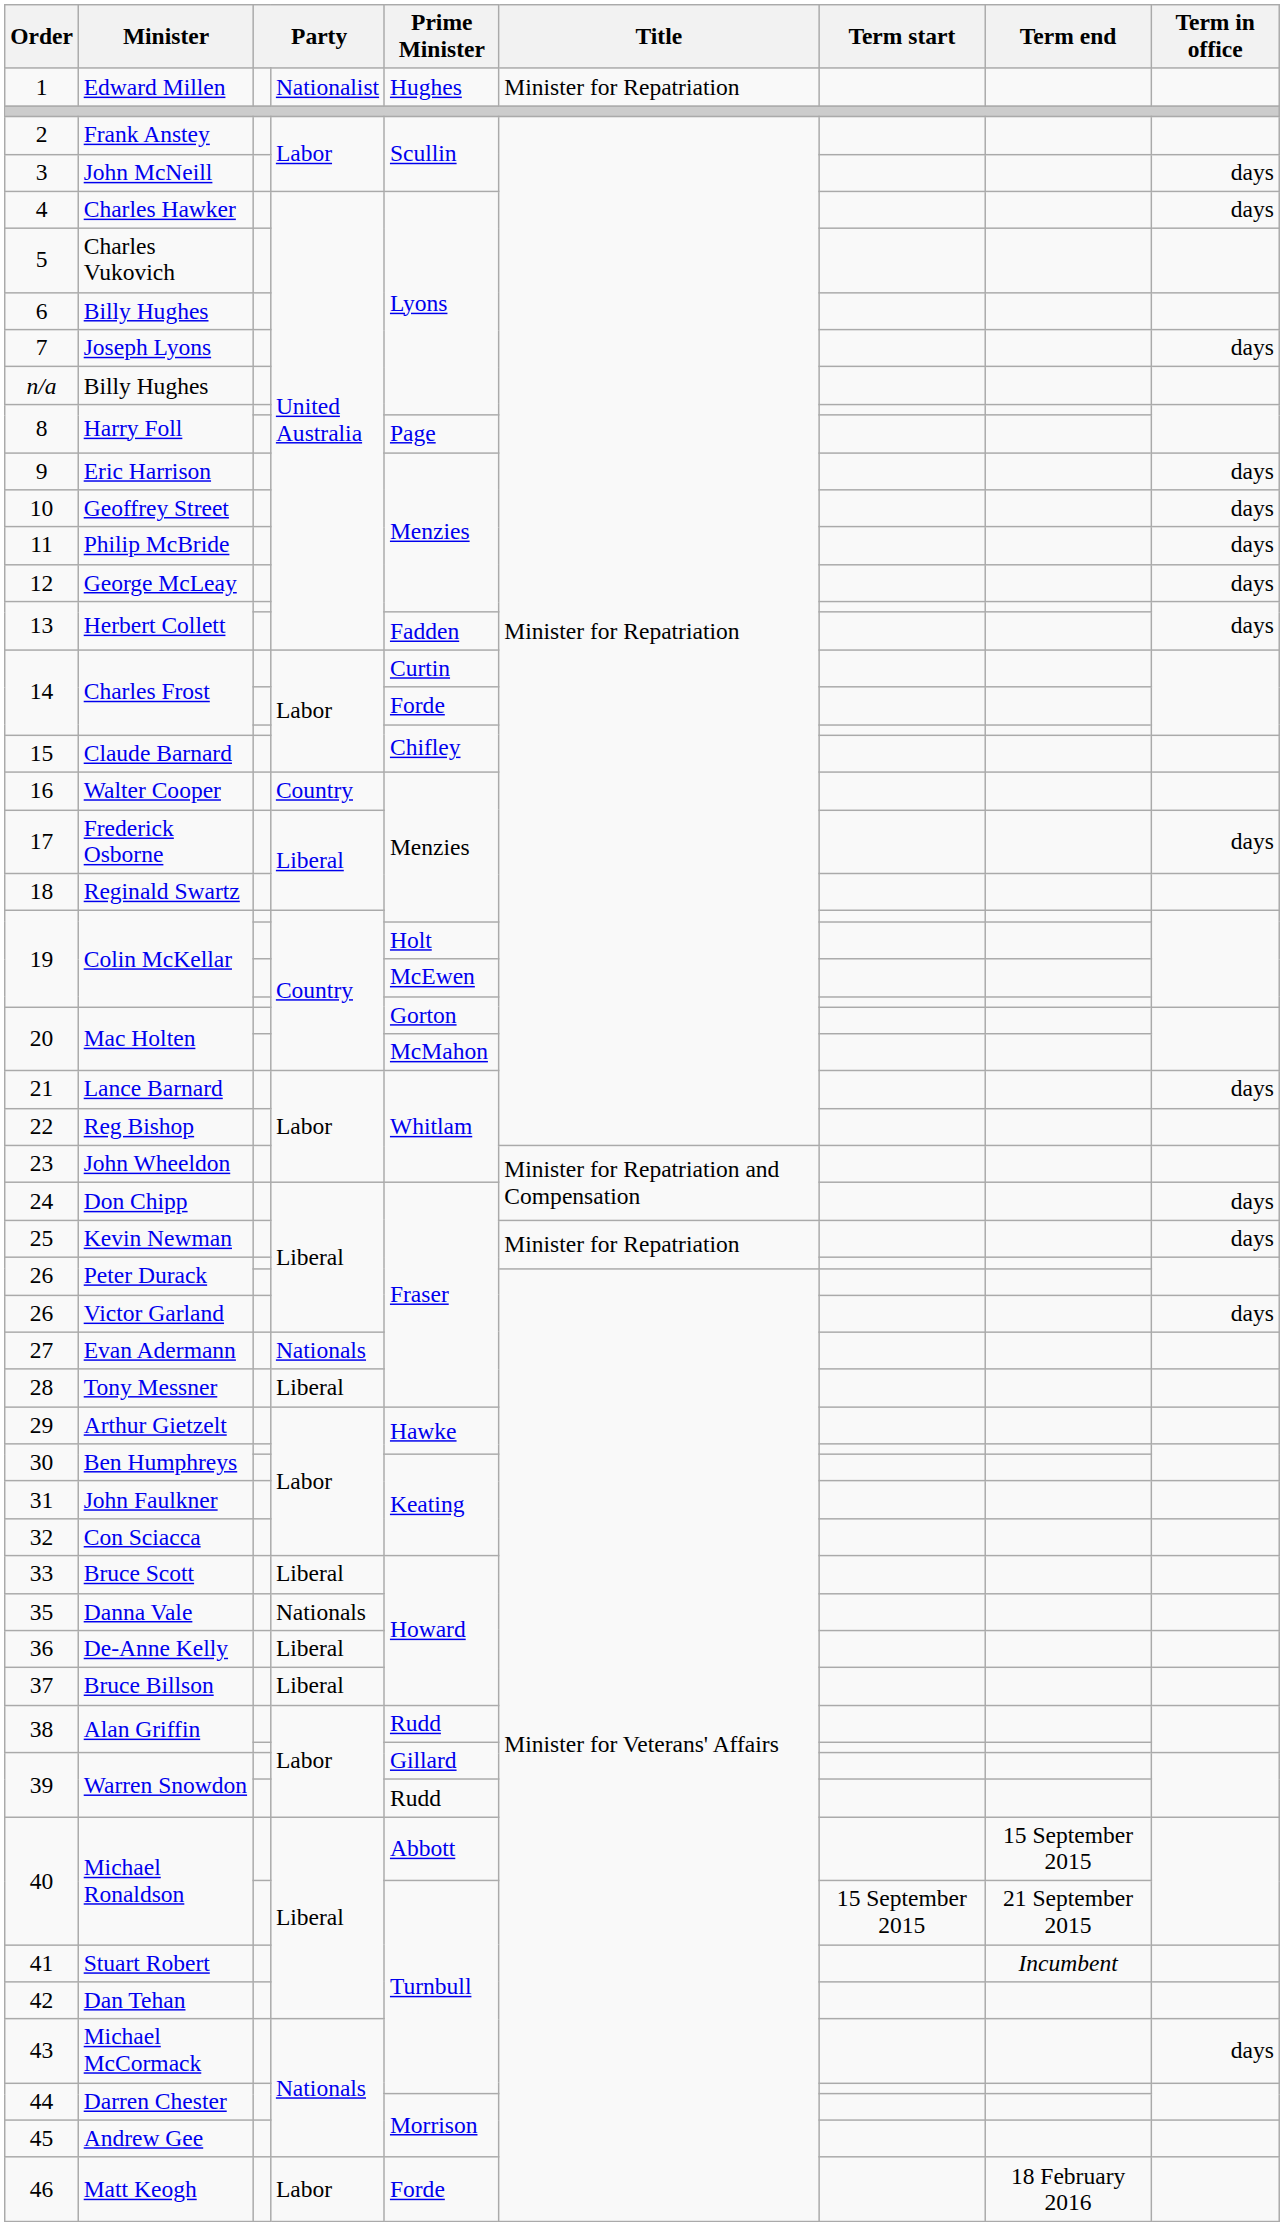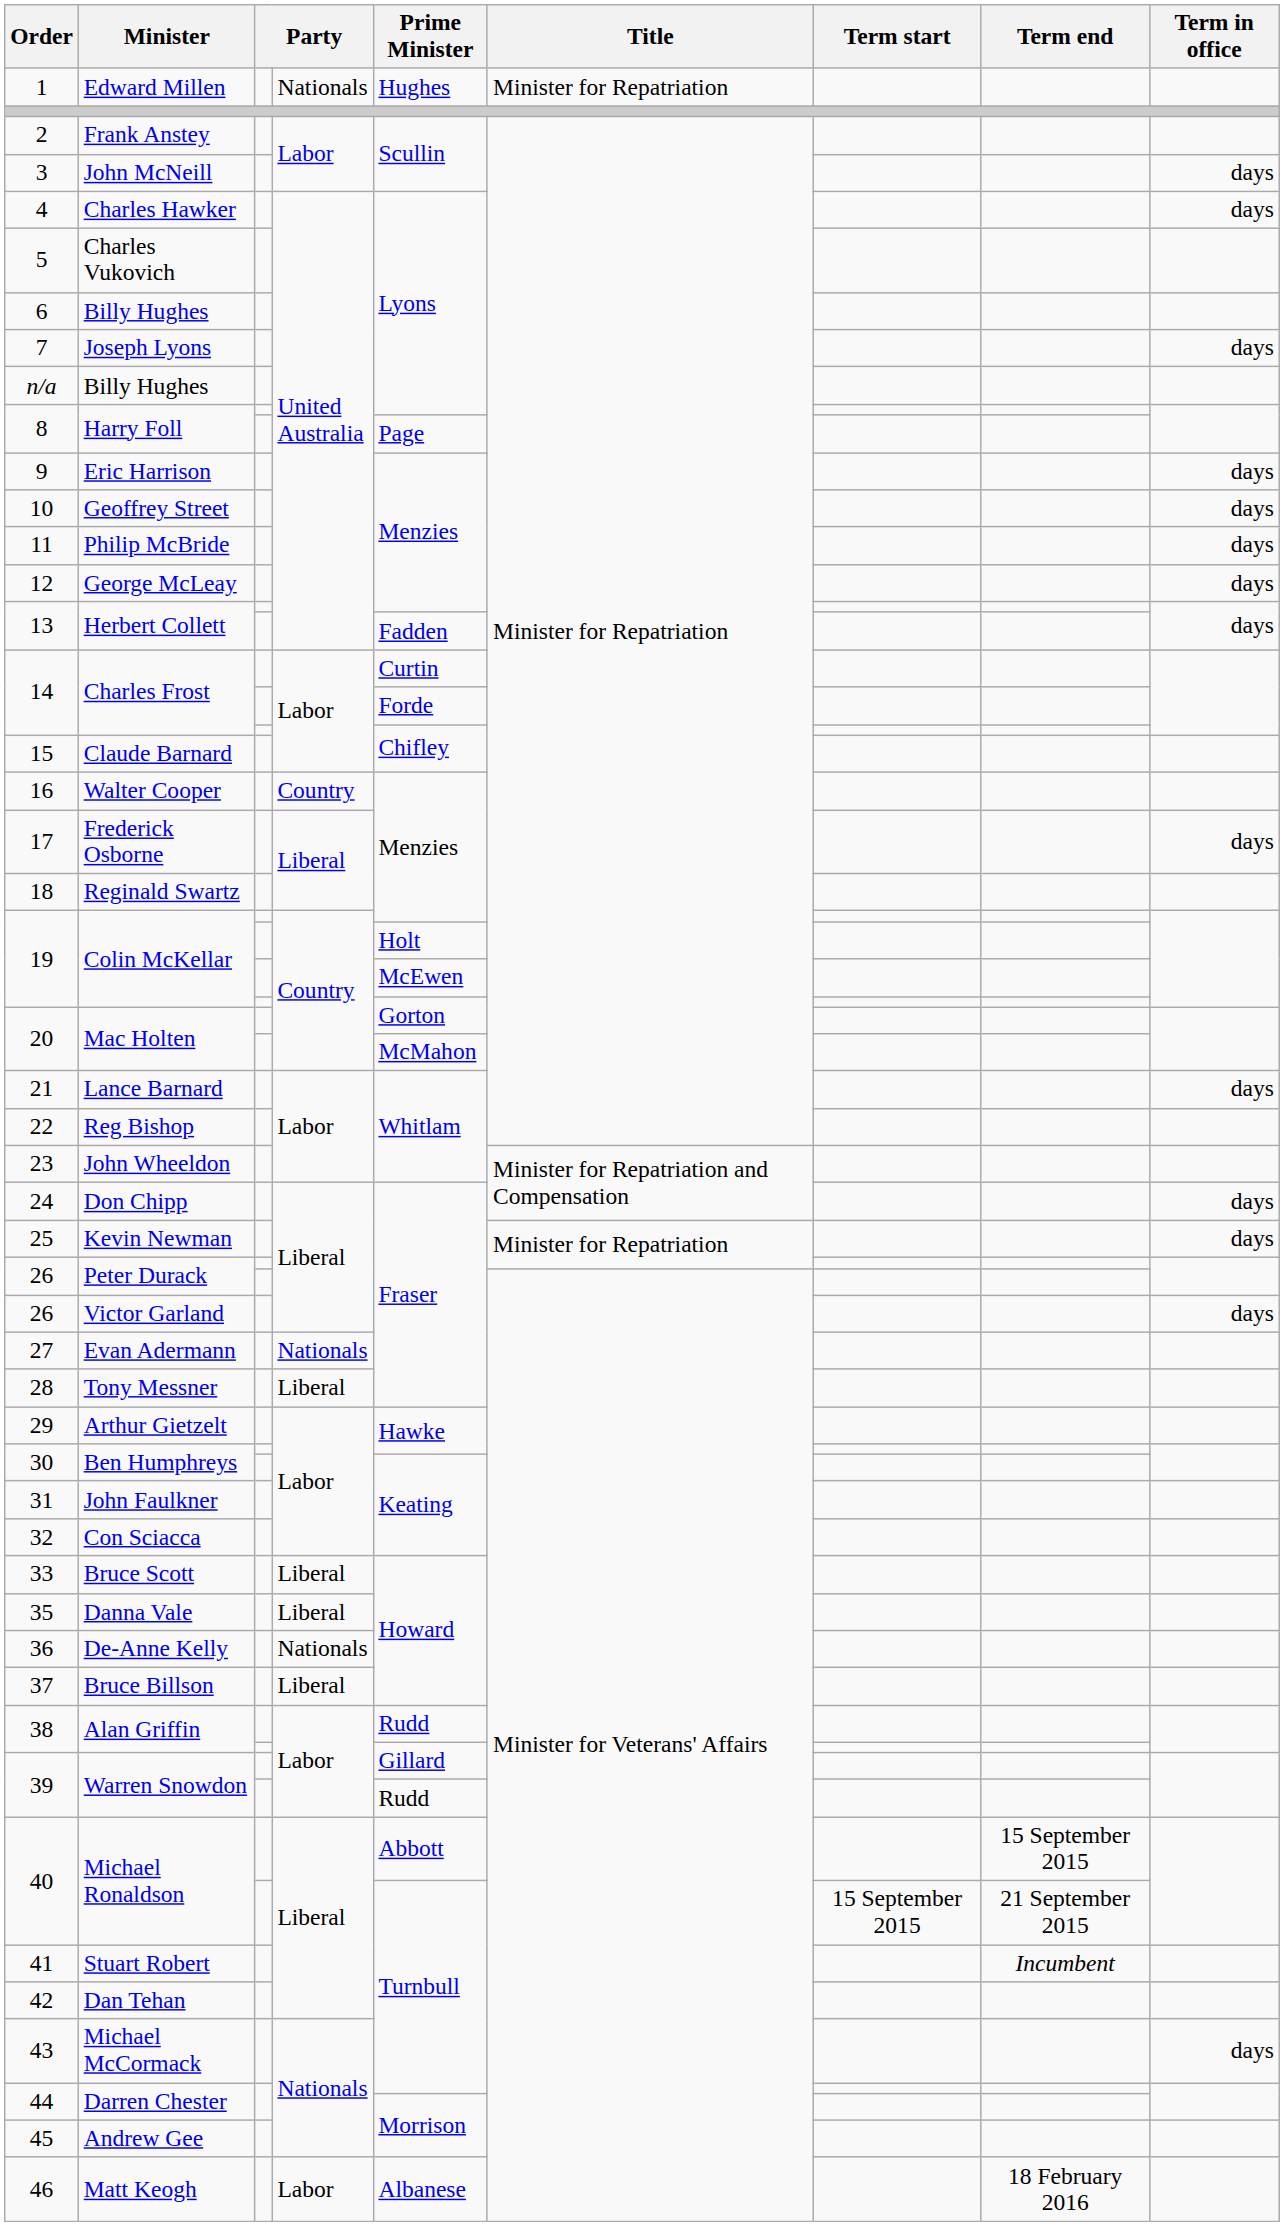(327, 86) Nationalist -> (322, 86) Nationals
(321, 1611) Nationals -> (311, 1611) Liberal
(310, 1648) Liberal -> (322, 1648) Nationals
(417, 2189) Forde -> (422, 2189) Albanese
